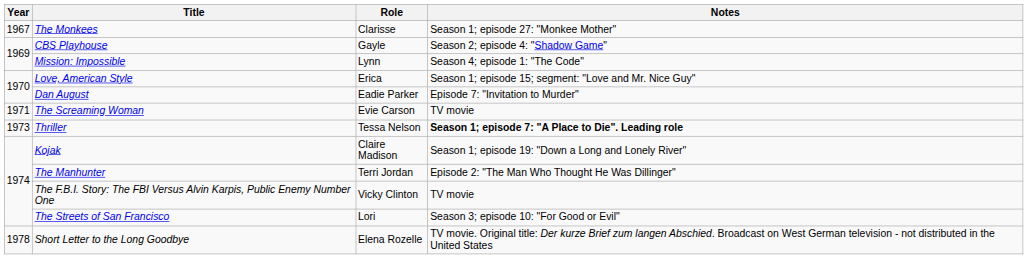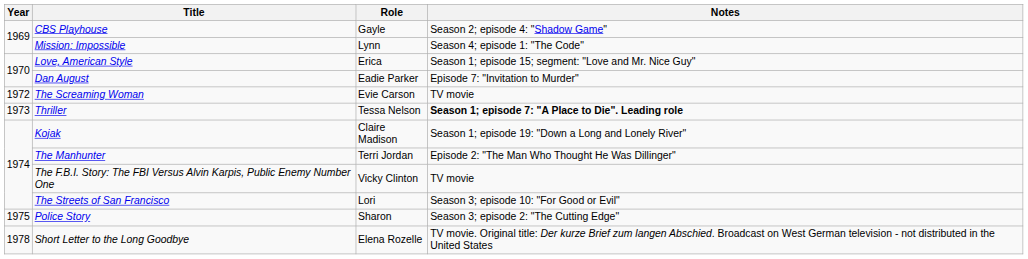- row: (66, 29)
(18, 111) 1971 -> (18, 95) 1972
+ row: (62, 217)
